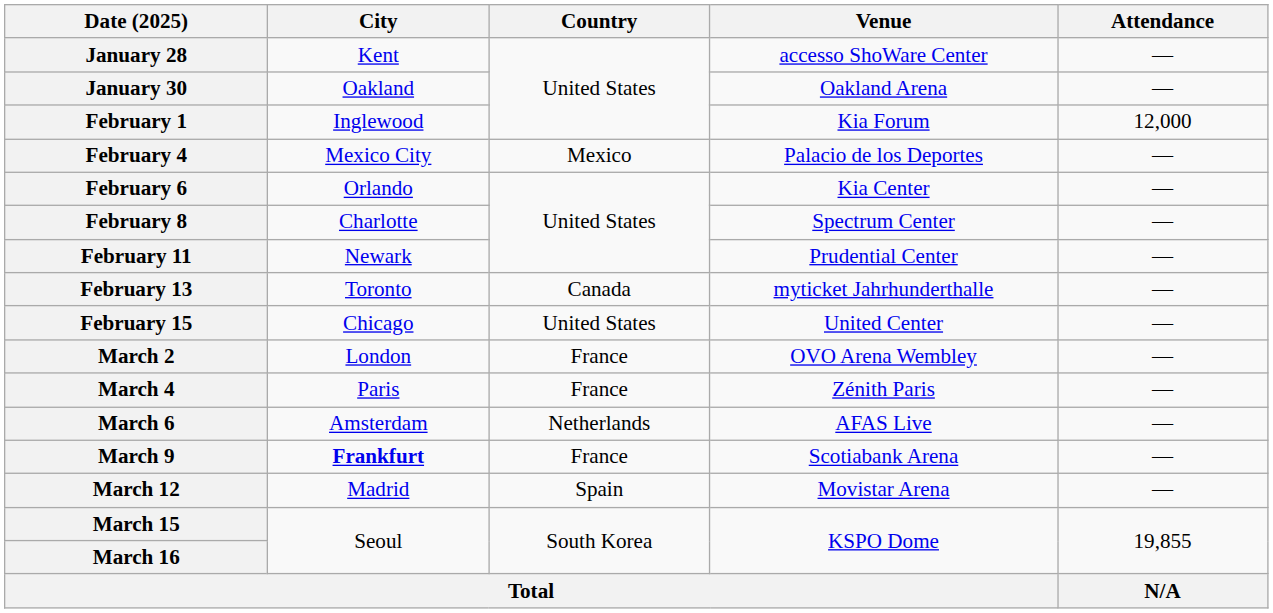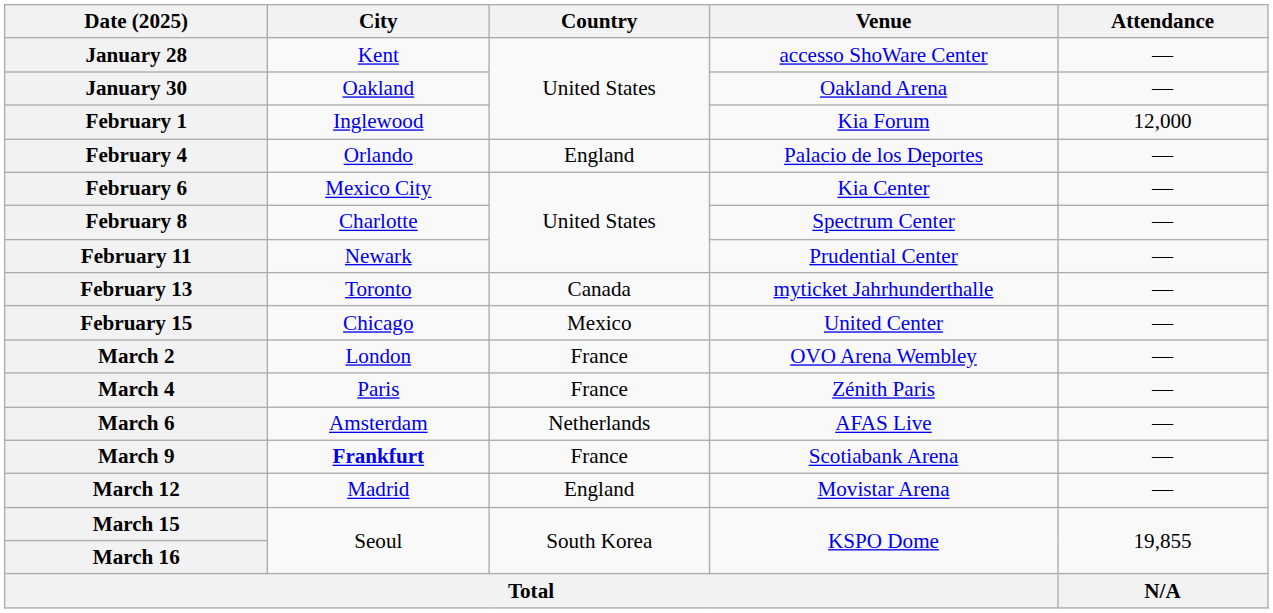(378, 155) Mexico City -> (378, 155) Orlando
(599, 155) Mexico -> (599, 155) England
(378, 188) Orlando -> (378, 188) Mexico City
(599, 322) United States -> (599, 322) Mexico
(599, 490) Spain -> (599, 490) England
